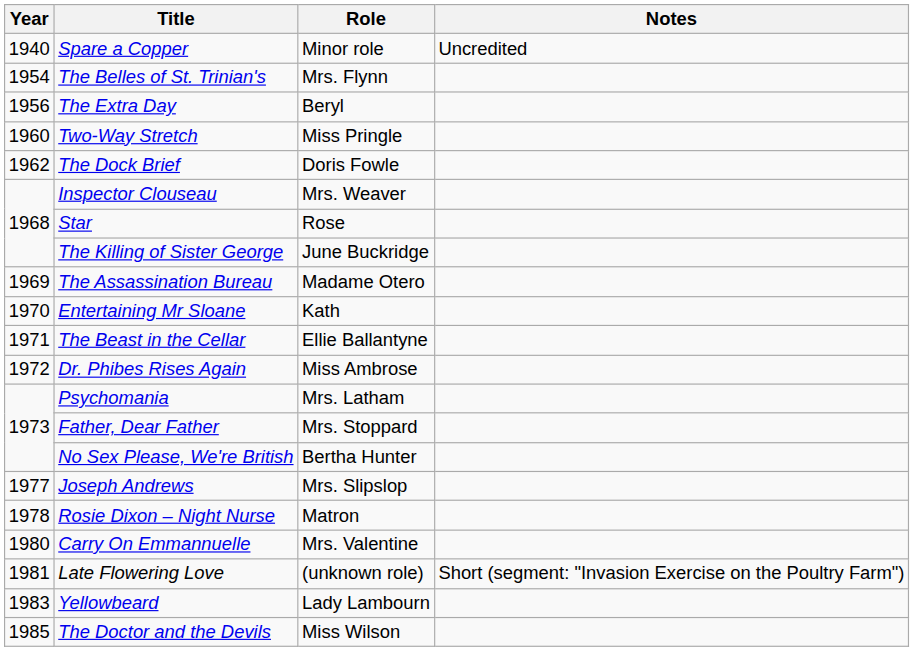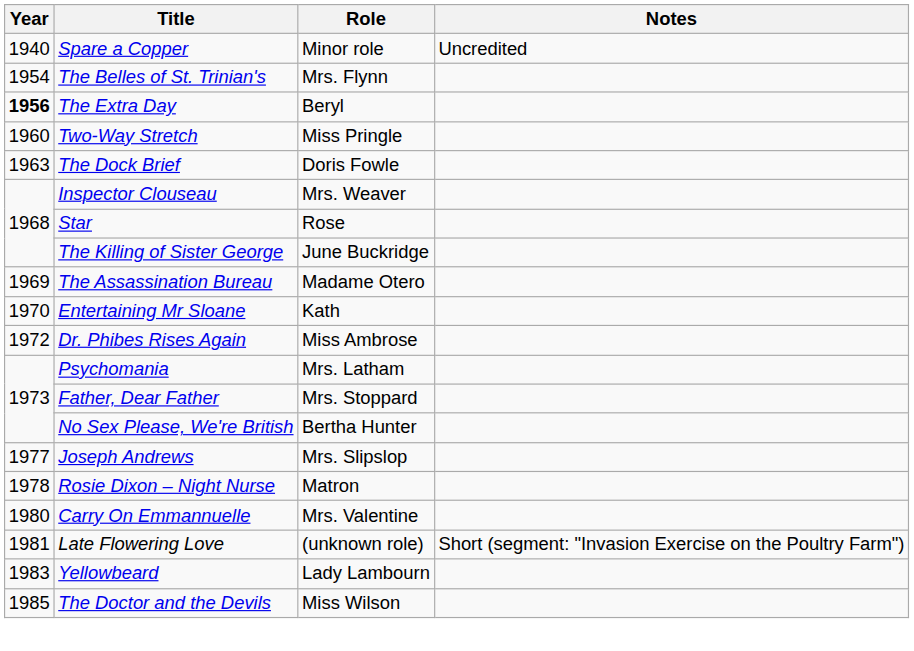(29, 106) normal -> (29, 106) bold
(29, 164) 1962 -> (29, 164) 1963
- row: (152, 340)
